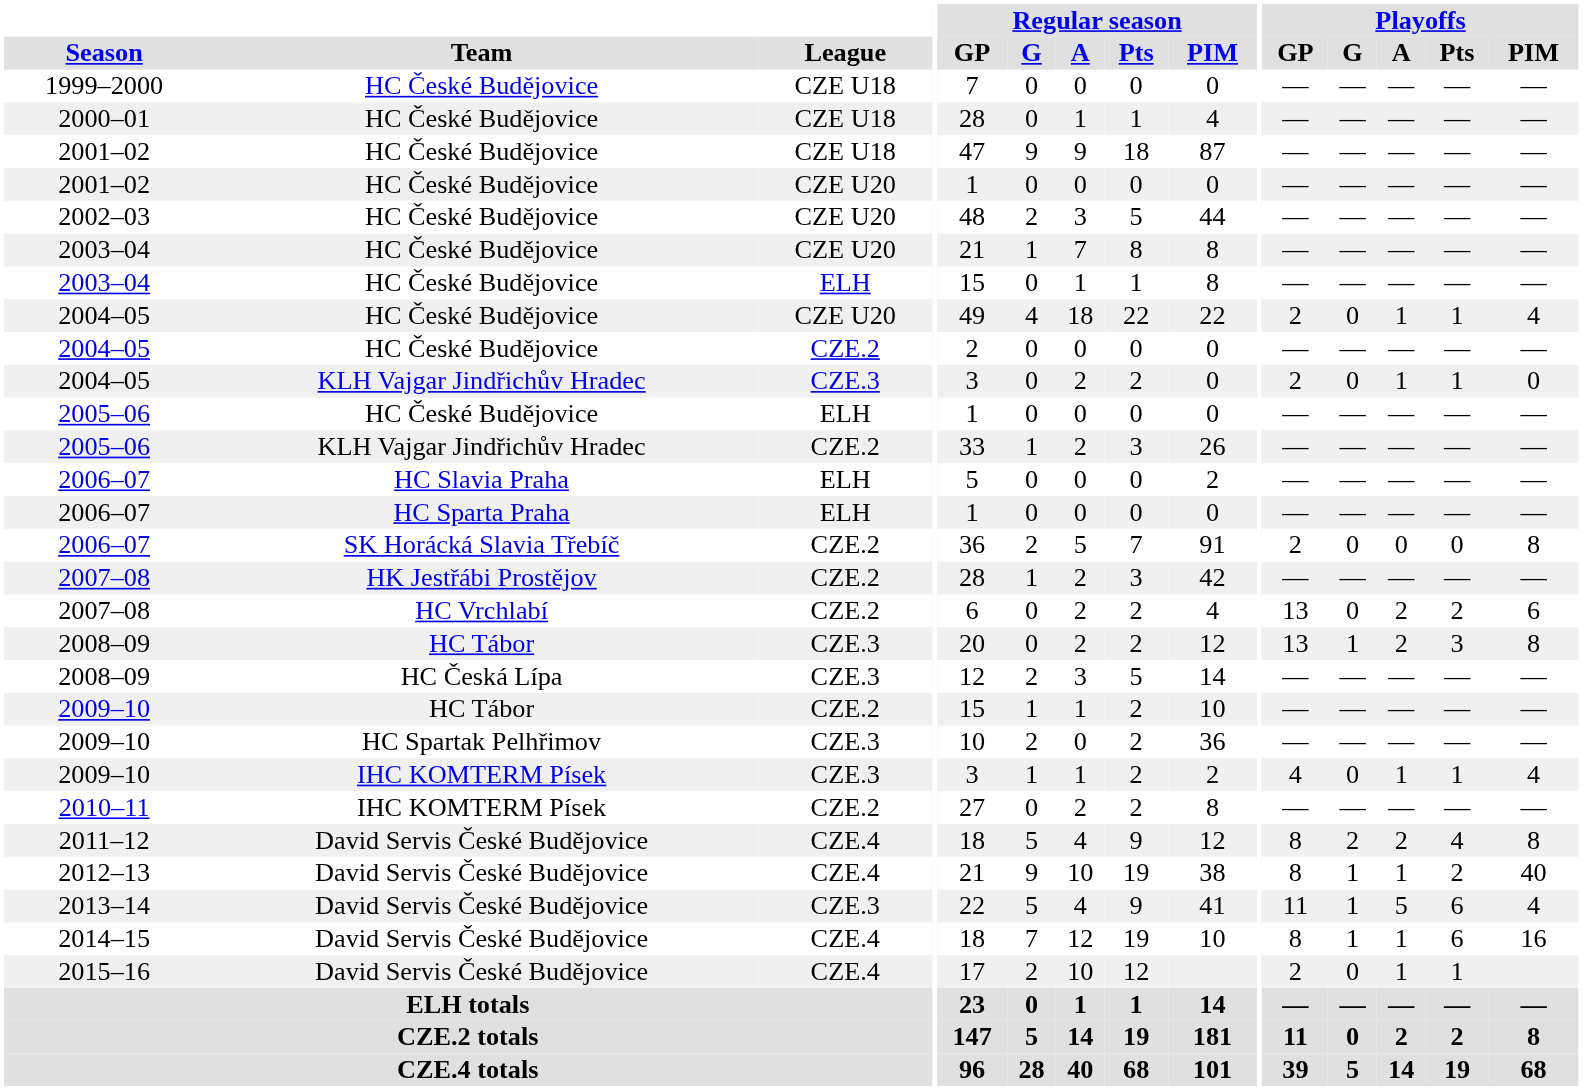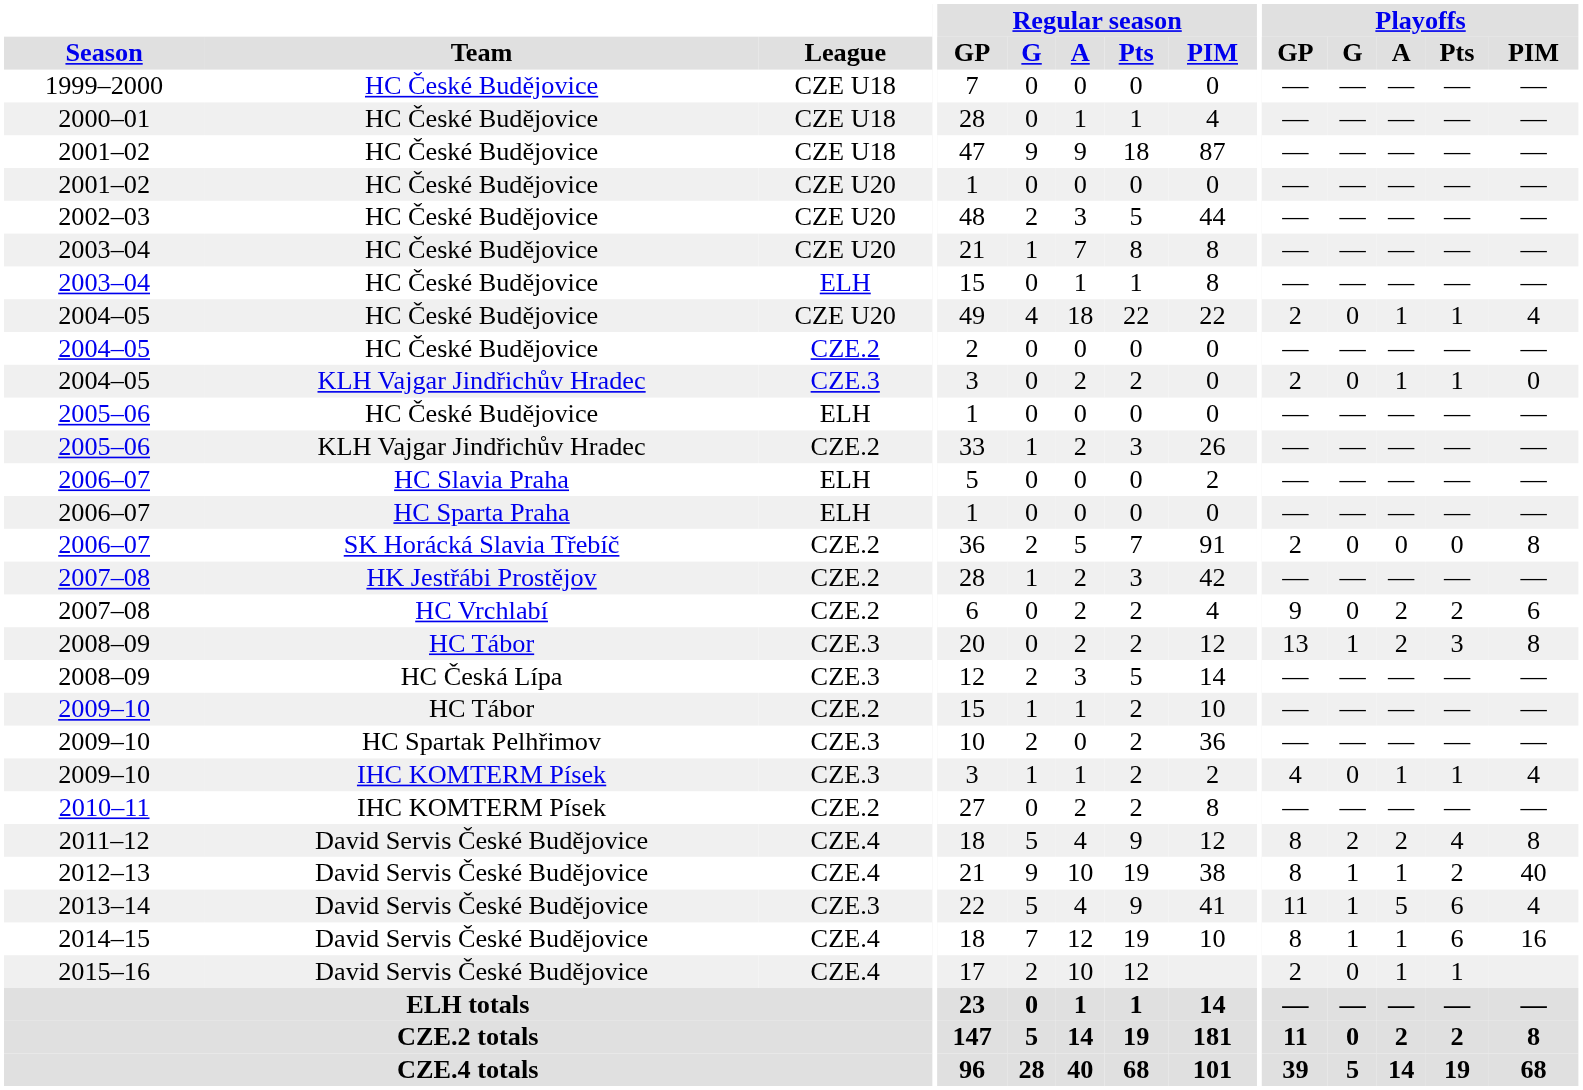(1295, 610) 13 -> (1295, 610) 9
